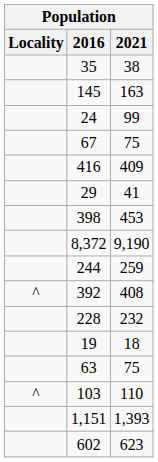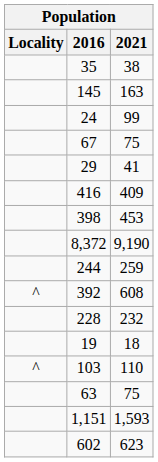rows swapped: (89, 167) <-> (89, 192)
(132, 293) 408 -> (132, 293) 608
rows swapped: (89, 393) <-> (89, 368)
(132, 419) 1,393 -> (132, 419) 1,593
